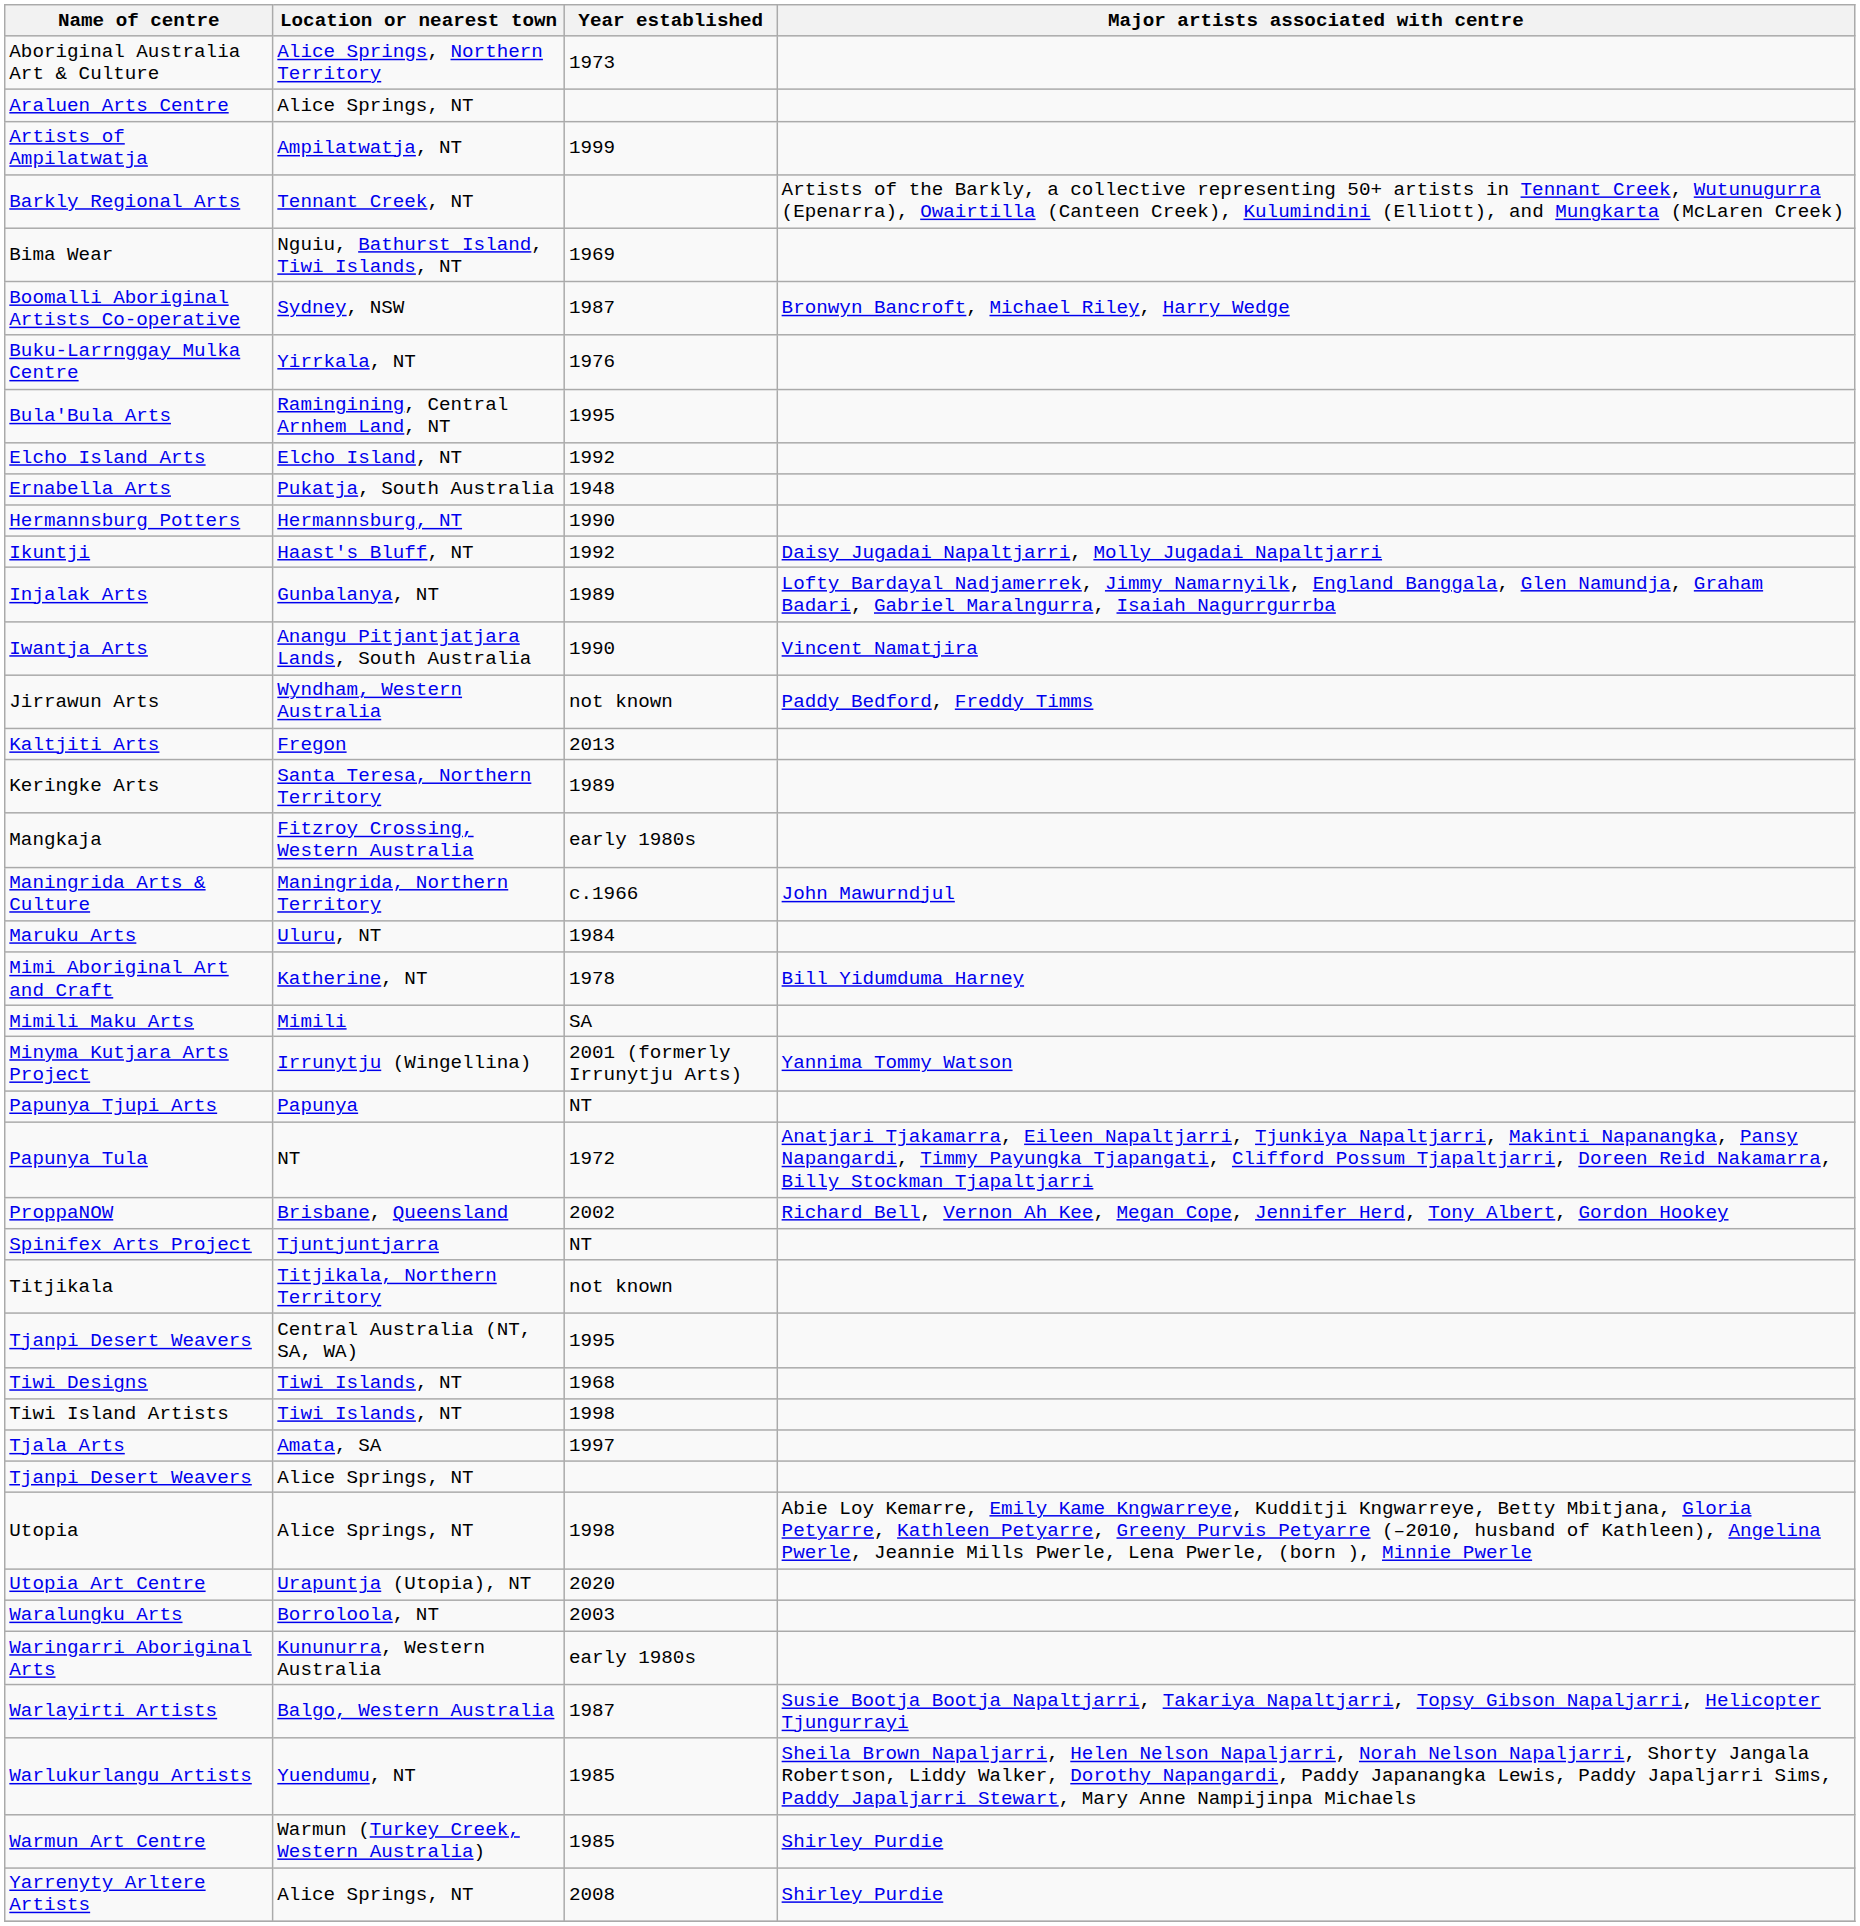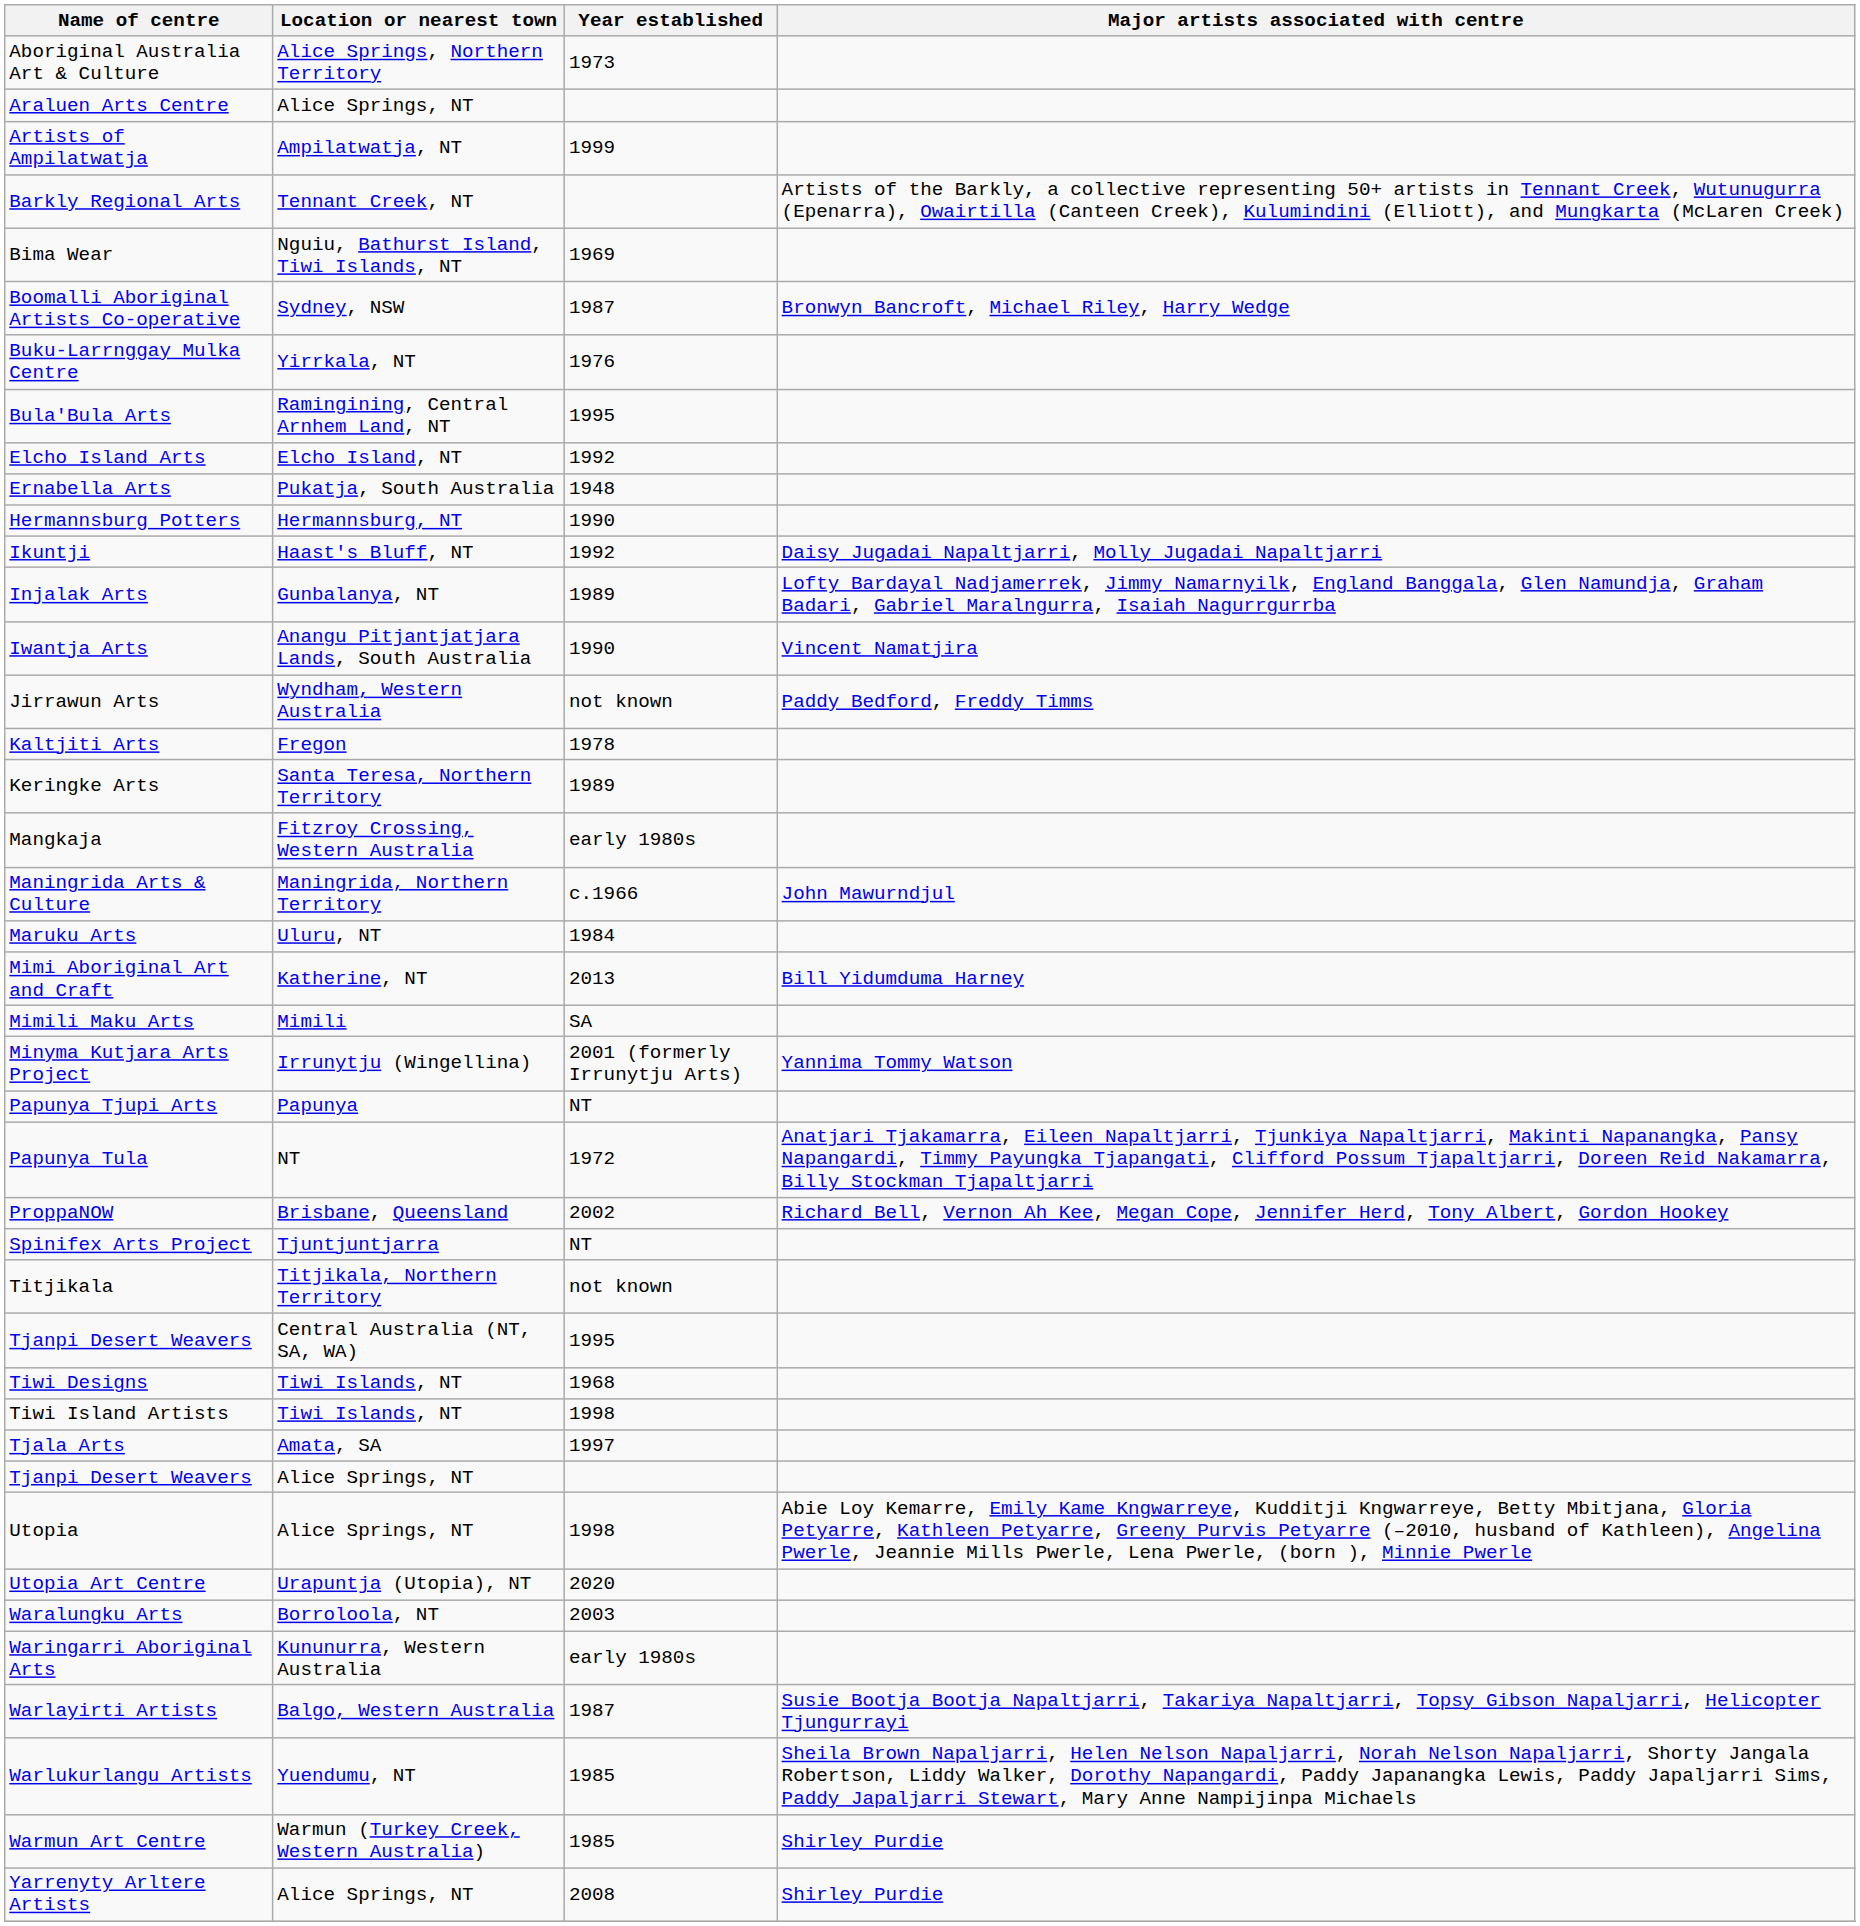(592, 744) 2013 -> (592, 744) 1978
(592, 979) 1978 -> (592, 979) 2013
